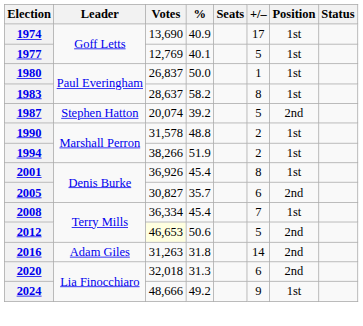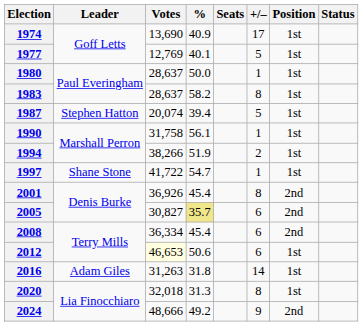(166, 73) 26,837 -> (166, 73) 28,637
(200, 113) 39.2 -> (200, 113) 39.4
(294, 113) 2nd -> (294, 113) 1st
(166, 133) 31,578 -> (166, 133) 31,758
(200, 133) 48.8 -> (200, 133) 56.1
(258, 133) 2 -> (258, 133) 1
+ row: (29, 172)
(294, 172) 1st -> (294, 192) 2nd
(200, 192) no background -> (200, 212) khaki background
(258, 212) 7 -> (258, 232) 6
(294, 212) 1st -> (294, 232) 2nd
(258, 232) 5 -> (258, 251) 6
(294, 232) 2nd -> (294, 251) 1st
(294, 251) 2nd -> (294, 271) 1st
(258, 271) 6 -> (258, 291) 8
(294, 271) 2nd -> (294, 291) 1st
(294, 291) 1st -> (294, 311) 2nd
